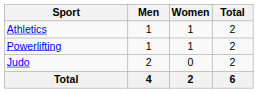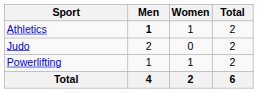(149, 29) normal -> (149, 29) bold
rows swapped: (18, 63) <-> (34, 46)
